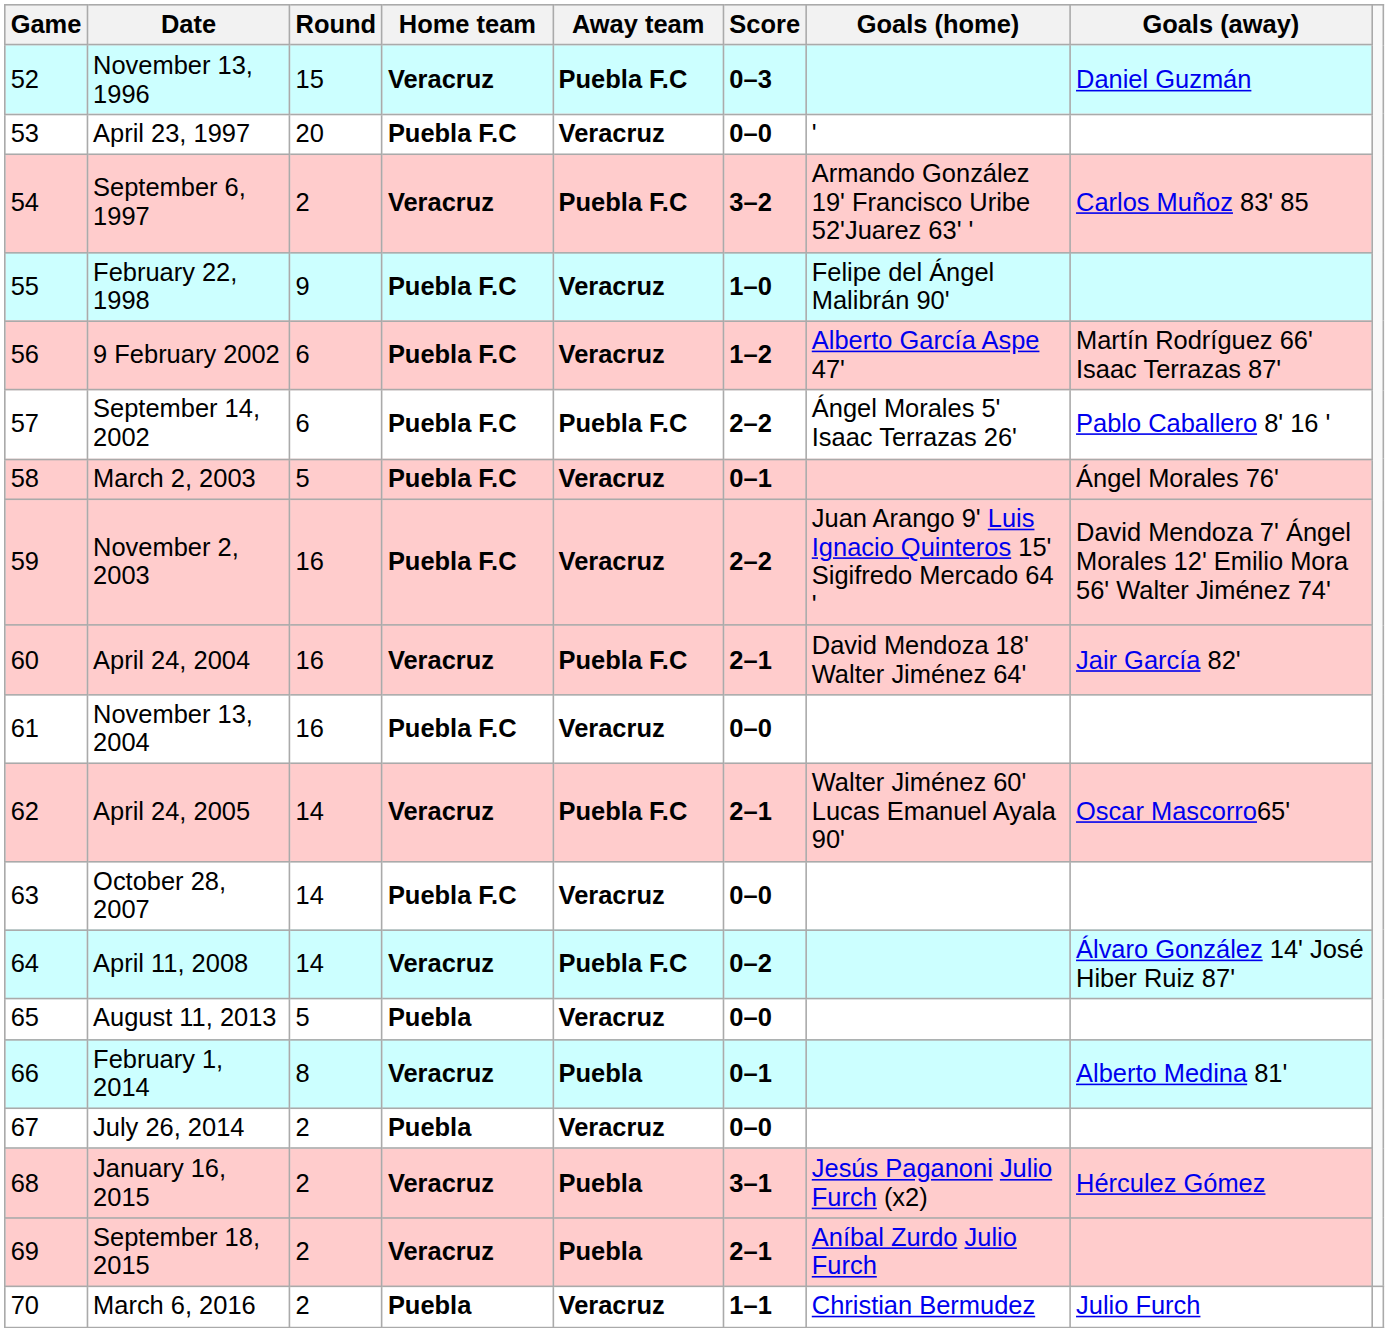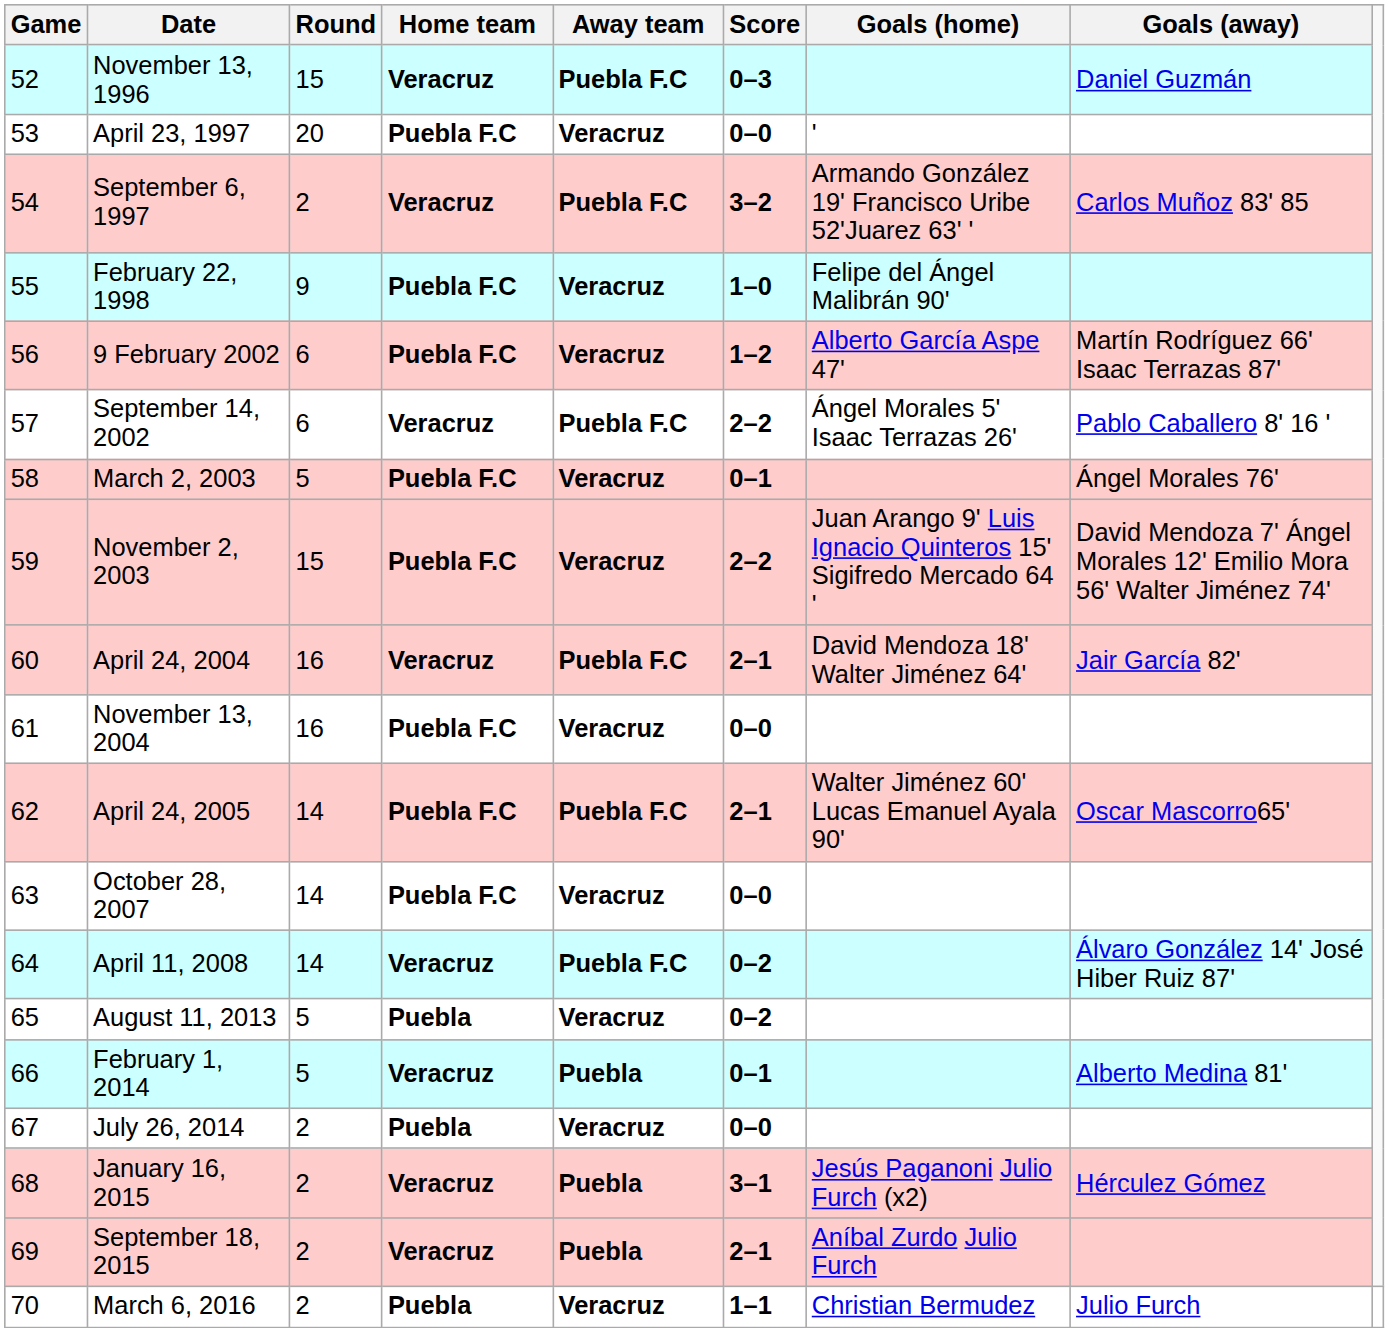(452, 424) Puebla F.C -> (441, 424) Veracruz
(310, 562) 16 -> (310, 562) 15
(441, 811) Veracruz -> (452, 811) Puebla F.C
(751, 1018) 0–0 -> (751, 1018) 0–2
(303, 1073) 8 -> (303, 1073) 5
